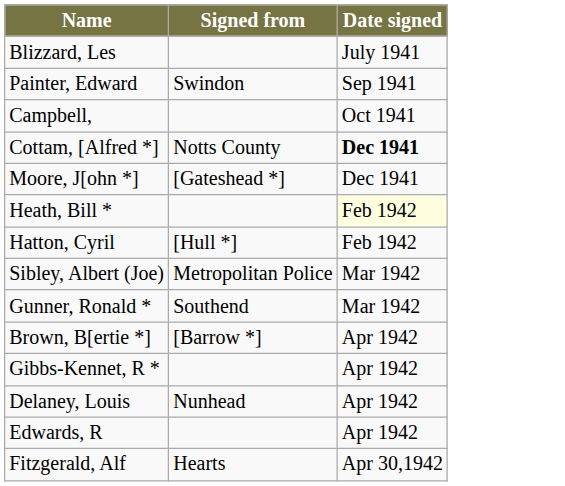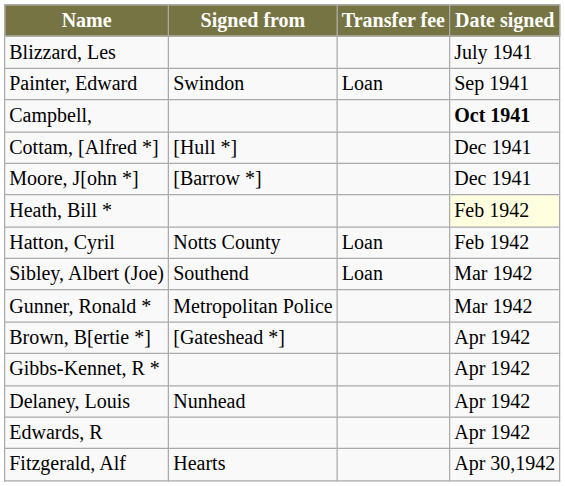+ column: (393, 20)
(379, 115) normal -> (492, 115) bold
(227, 147) Notts County -> (205, 147) [Hull *]
(380, 147) bold -> (493, 147) normal
(229, 178) [Gateshead *] -> (217, 178) [Barrow *]
(205, 242) [Hull *] -> (227, 242) Notts County
(253, 274) Metropolitan Police -> (211, 274) Southend
(211, 305) Southend -> (253, 305) Metropolitan Police
(217, 337) [Barrow *] -> (229, 337) [Gateshead *]
